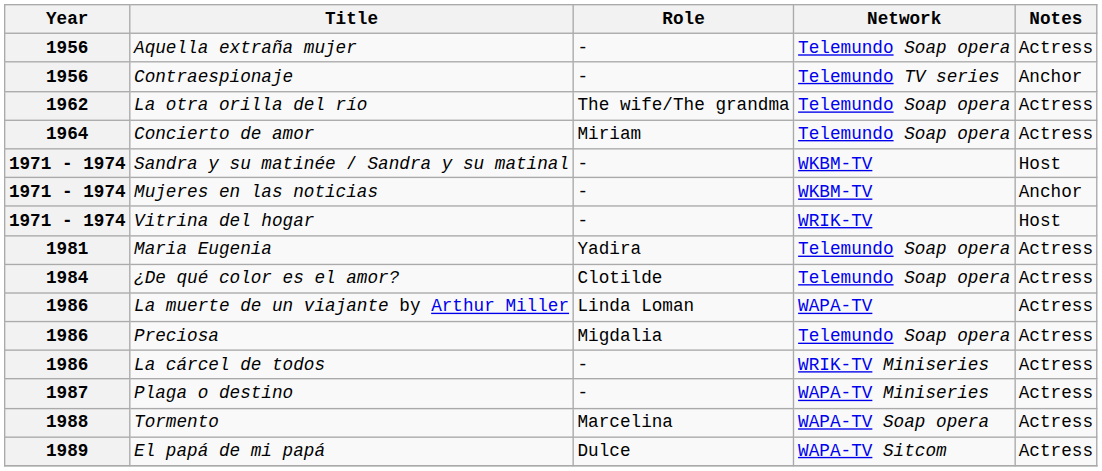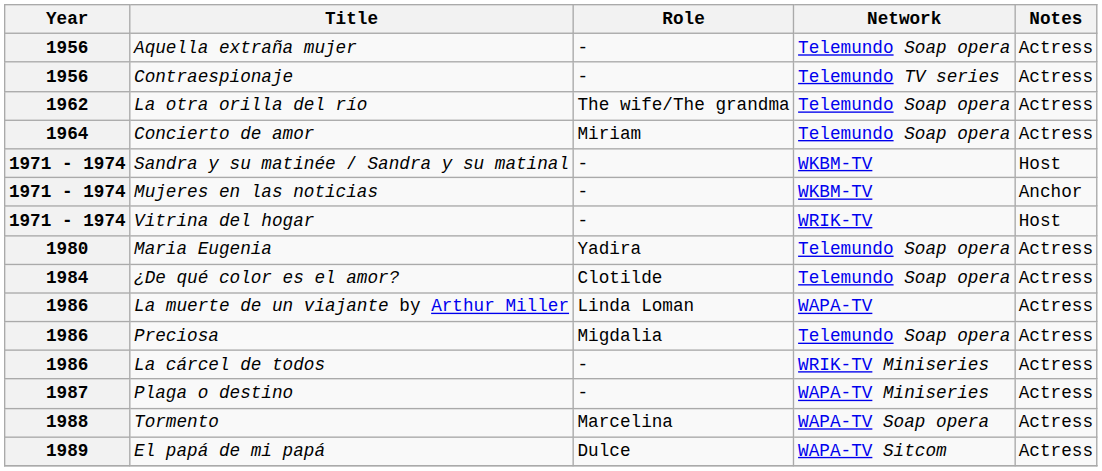(1051, 77) Anchor -> (1056, 77) Actress
(67, 250) 1981 -> (67, 250) 1980
